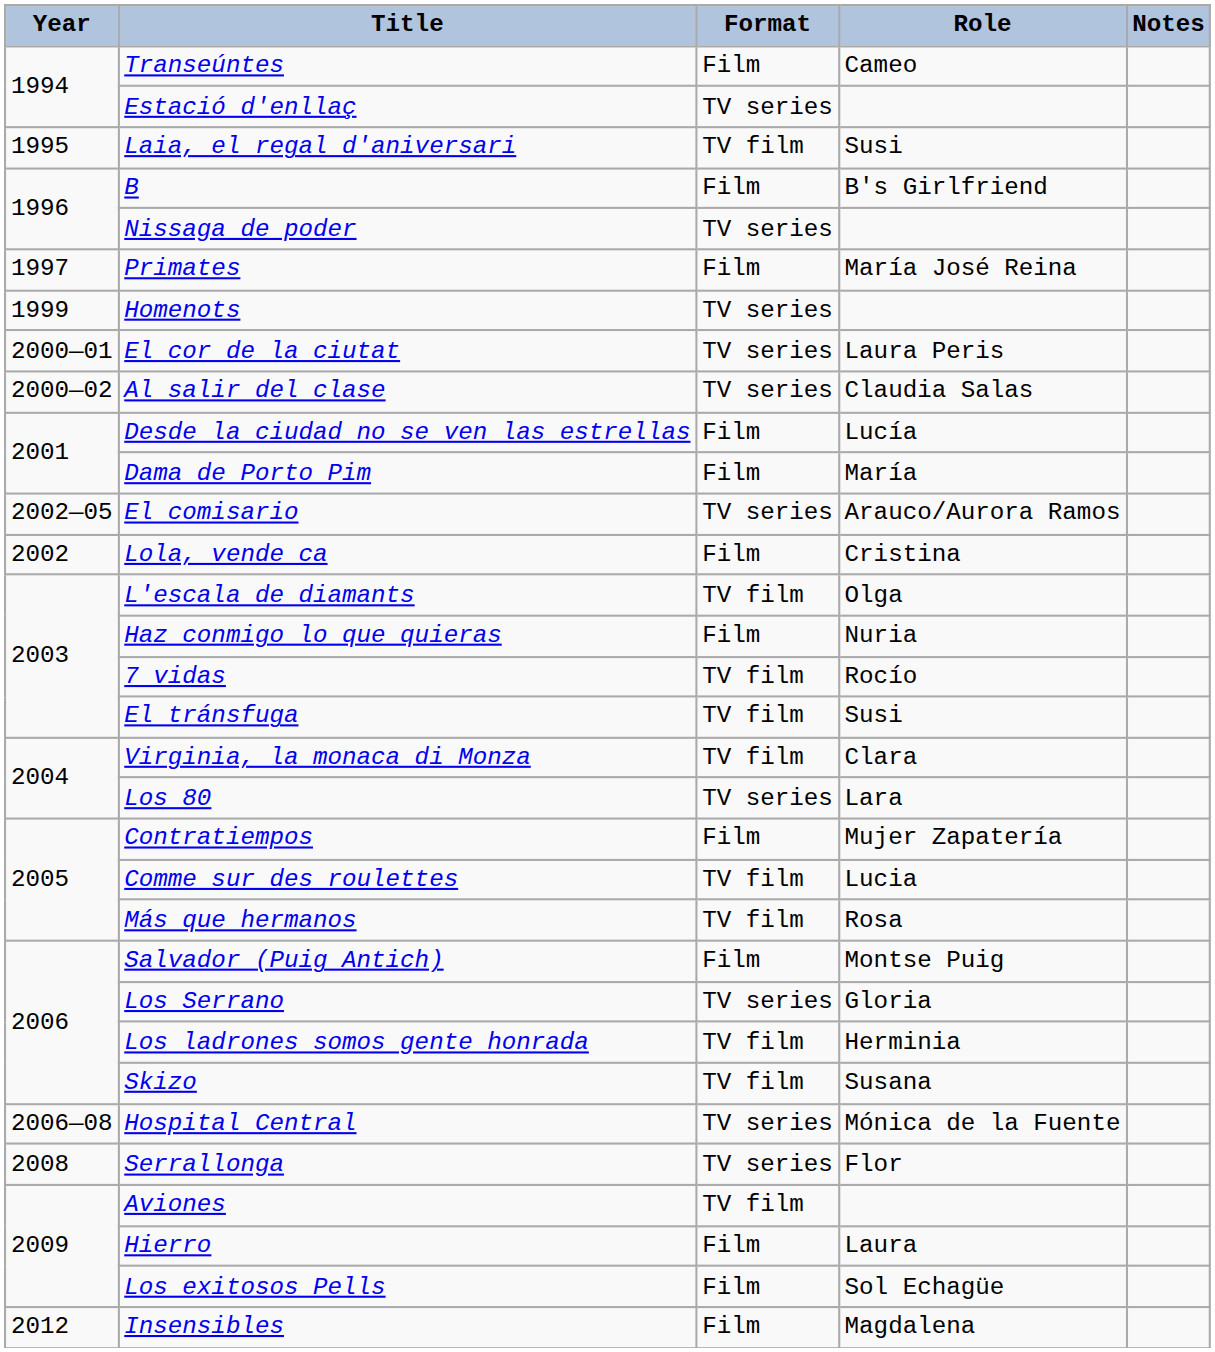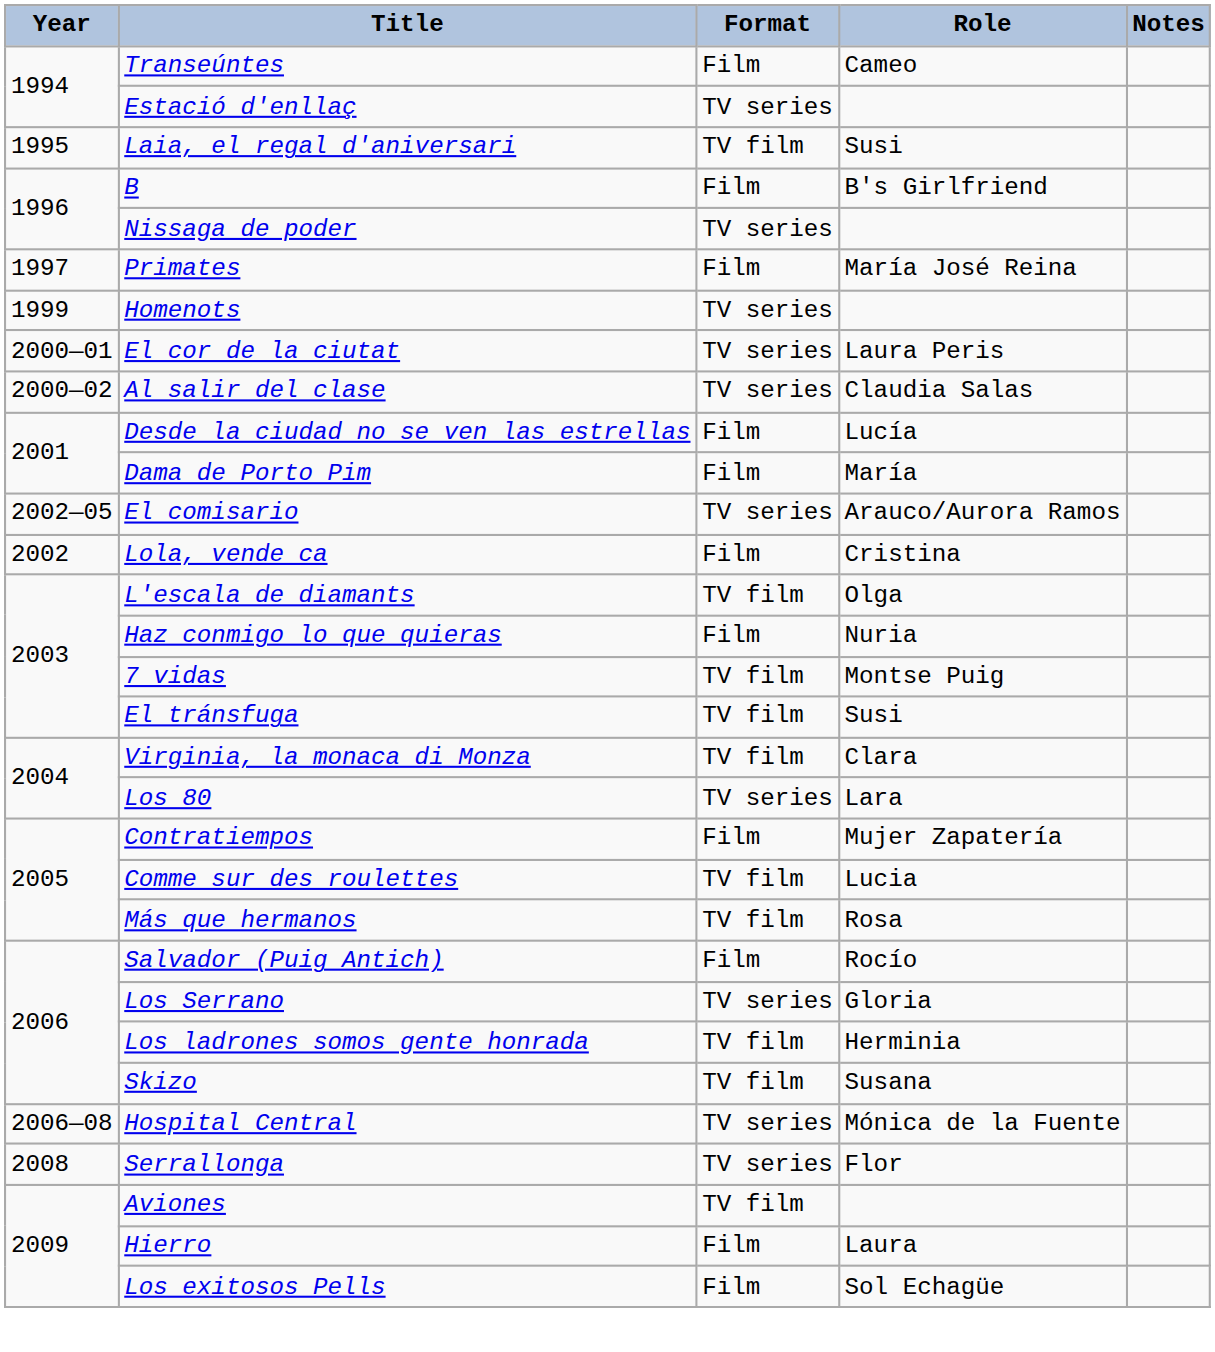(881, 676) Rocío -> (924, 676) Montse Puig
(924, 961) Montse Puig -> (881, 961) Rocío
- row: (204, 1327)
